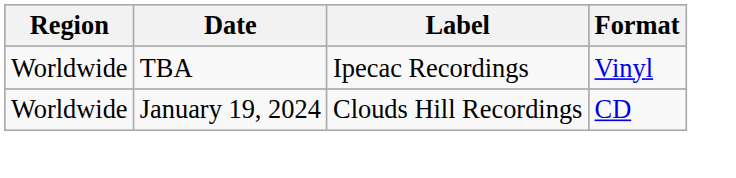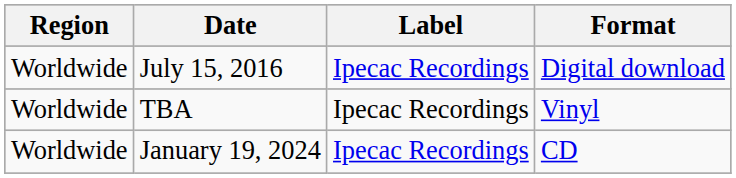+ row: (211, 67)
(458, 109) Clouds Hill Recordings -> (431, 151) Ipecac Recordings
